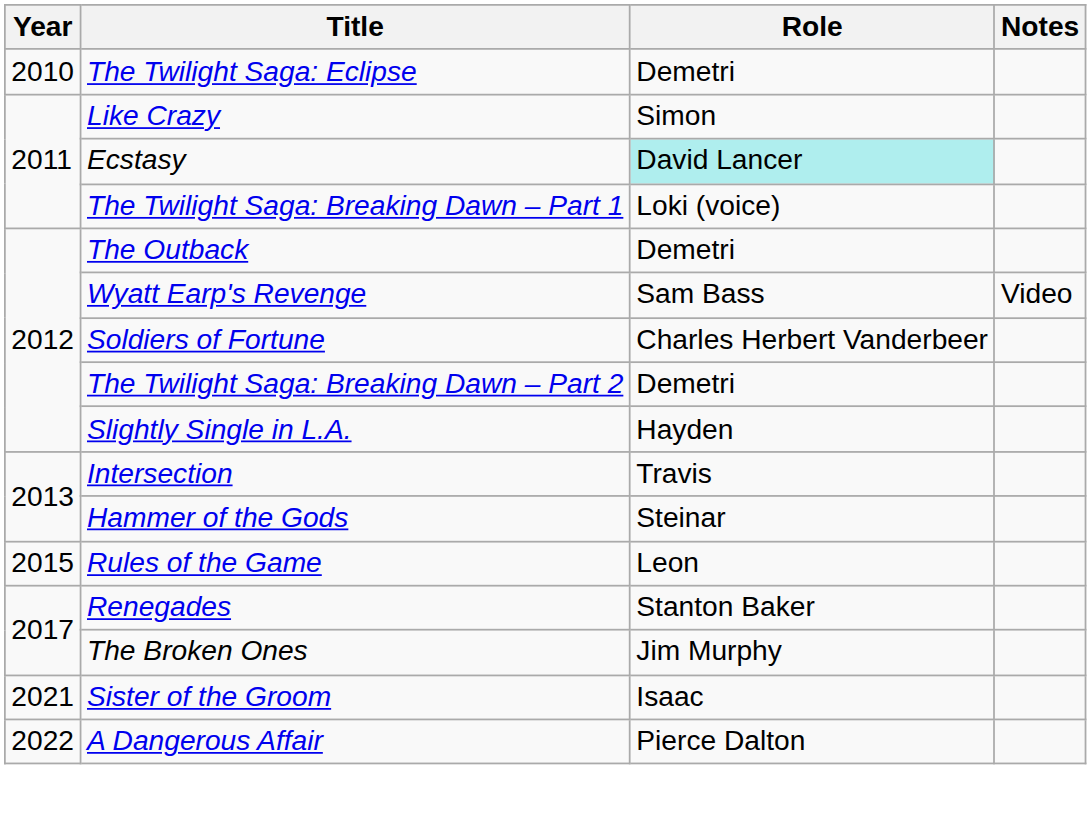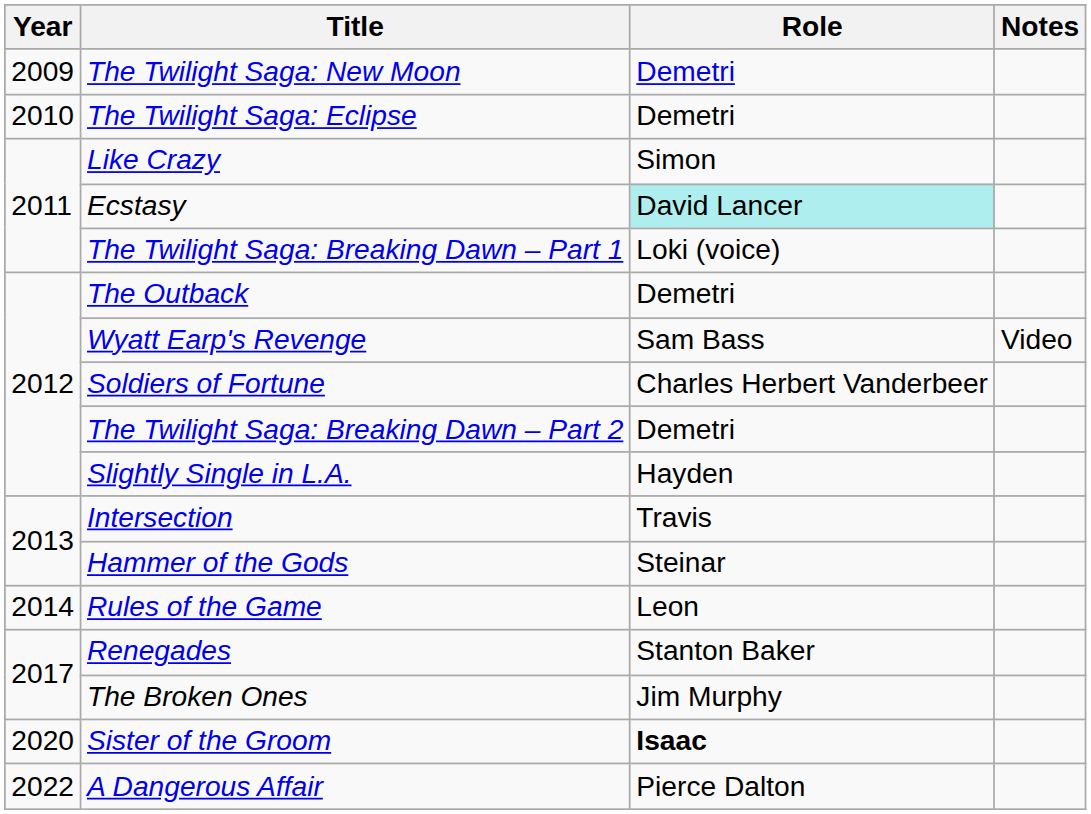+ row: (274, 71)
(43, 562) 2015 -> (43, 607) 2014
(43, 696) 2021 -> (43, 741) 2020
(670, 696) normal -> (672, 741) bold
